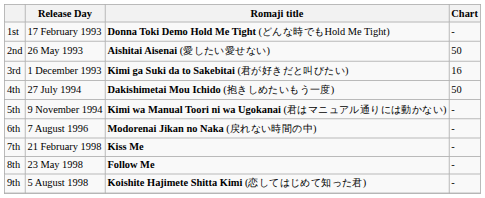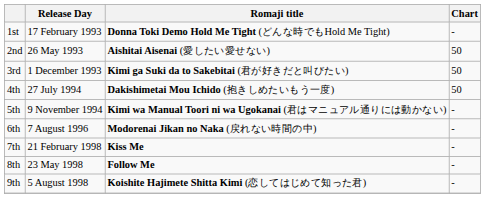(457, 70) 16 -> (457, 70) 50
